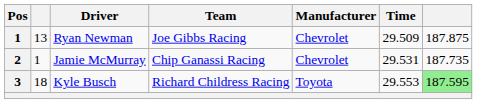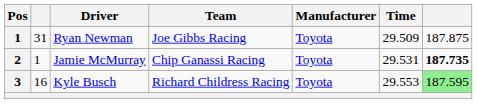(40, 37) 13 -> (40, 37) 31
(322, 37) Chevrolet -> (314, 37) Toyota
(322, 59) Chevrolet -> (314, 59) Toyota
(447, 59) normal -> (447, 59) bold
(40, 81) 18 -> (40, 81) 16
